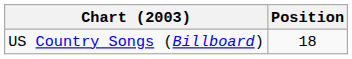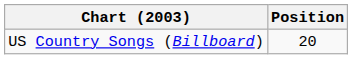(308, 42) 18 -> (308, 42) 20
